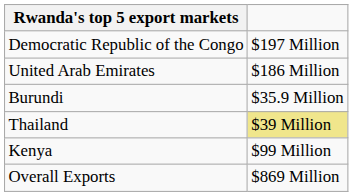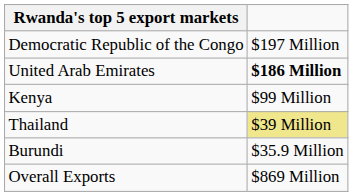(295, 71) normal -> (296, 71) bold
rows swapped: (30, 151) <-> (36, 97)
